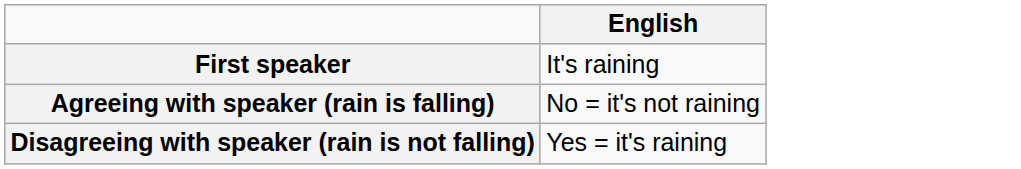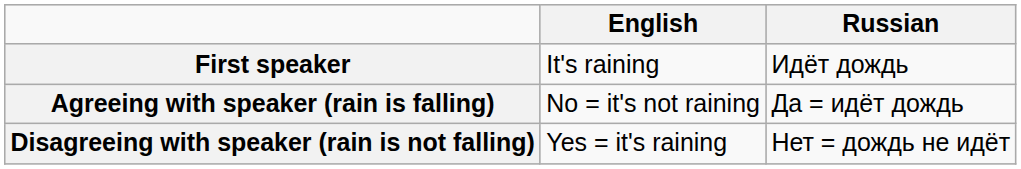+ column: (891, 24)
